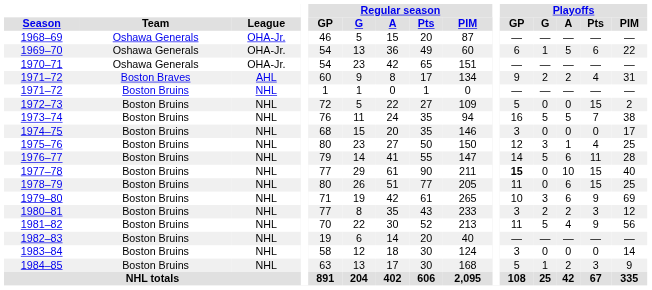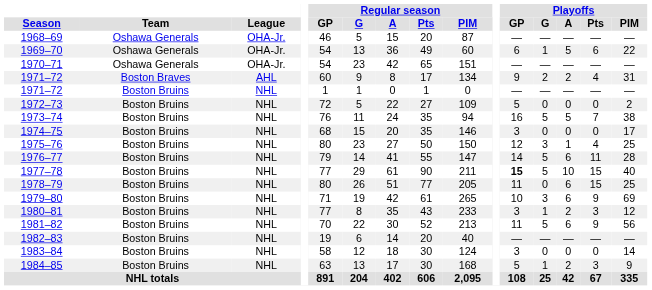(596, 104) 15 -> (596, 104) 0
(545, 171) 0 -> (545, 171) 5
(545, 211) 2 -> (545, 211) 1
(568, 225) 4 -> (568, 225) 6
